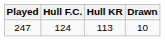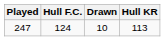columns swapped: (142, 12) <-> (105, 12)
